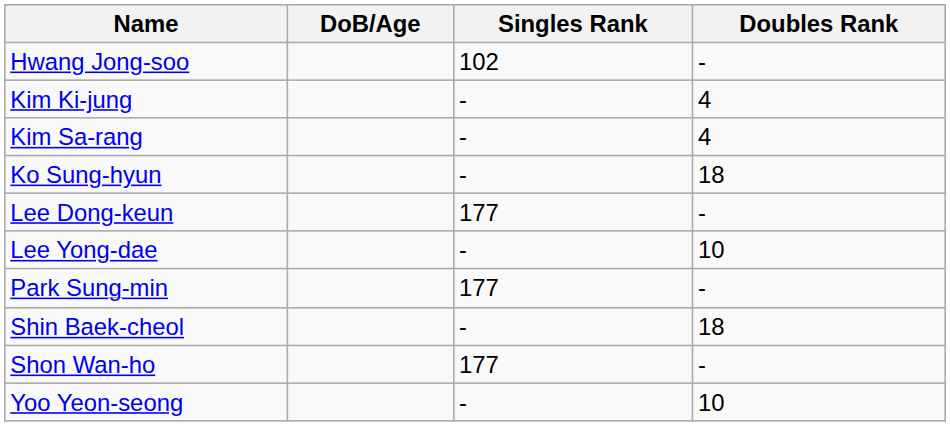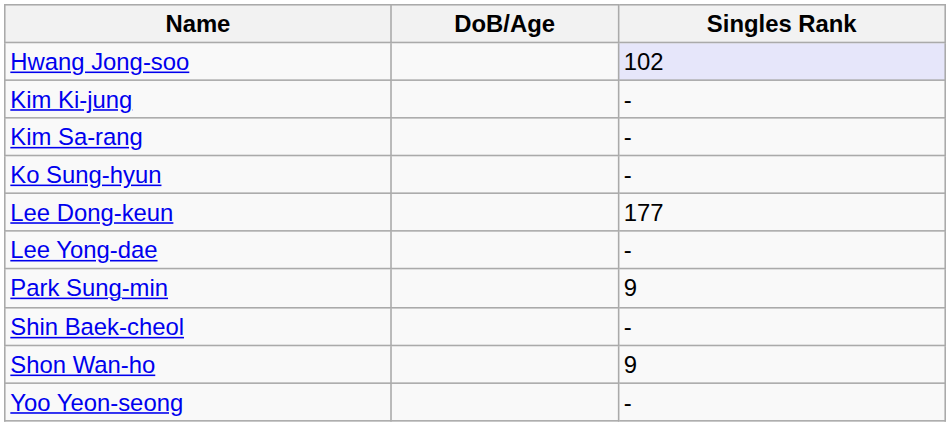- column: (819, 24)
(479, 62) no background -> (644, 62) lavender background
(479, 288) 177 -> (630, 288) 9
(479, 364) 177 -> (630, 364) 9
